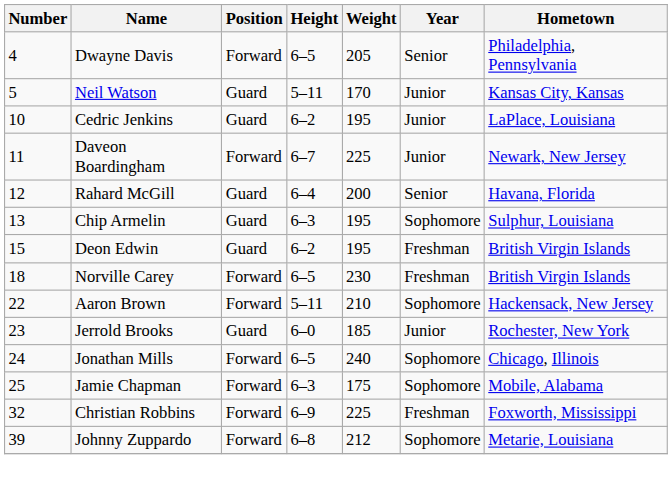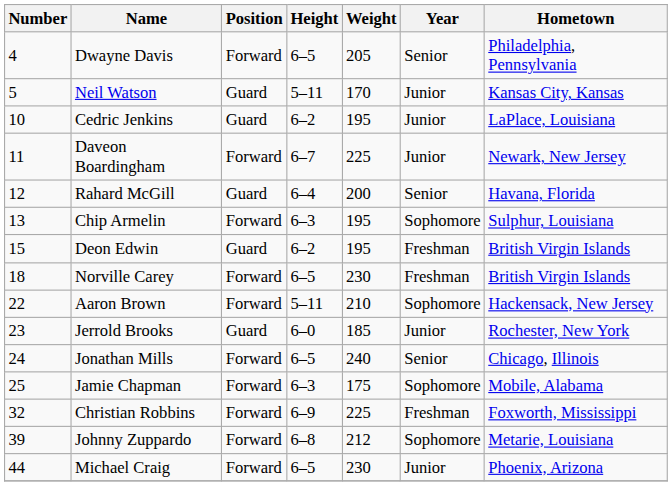(246, 221) Guard -> (254, 221) Forward
(442, 358) Sophomore -> (426, 358) Senior
+ row: (123, 467)
